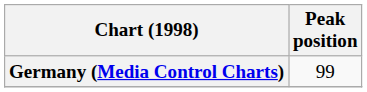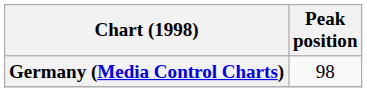(325, 71) 99 -> (325, 71) 98
